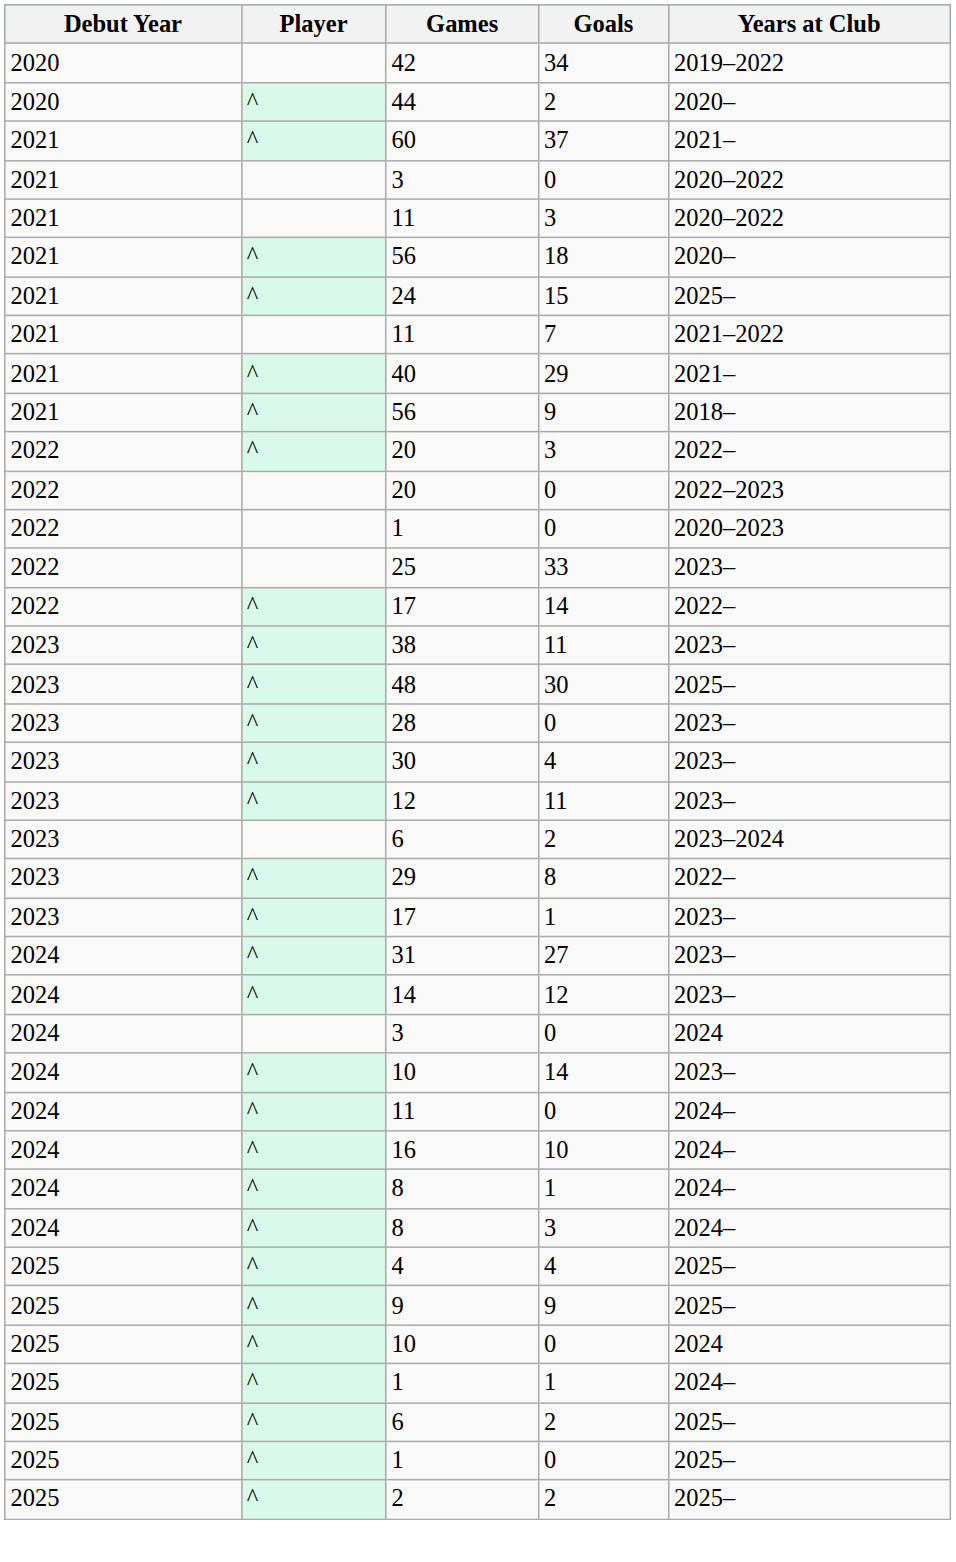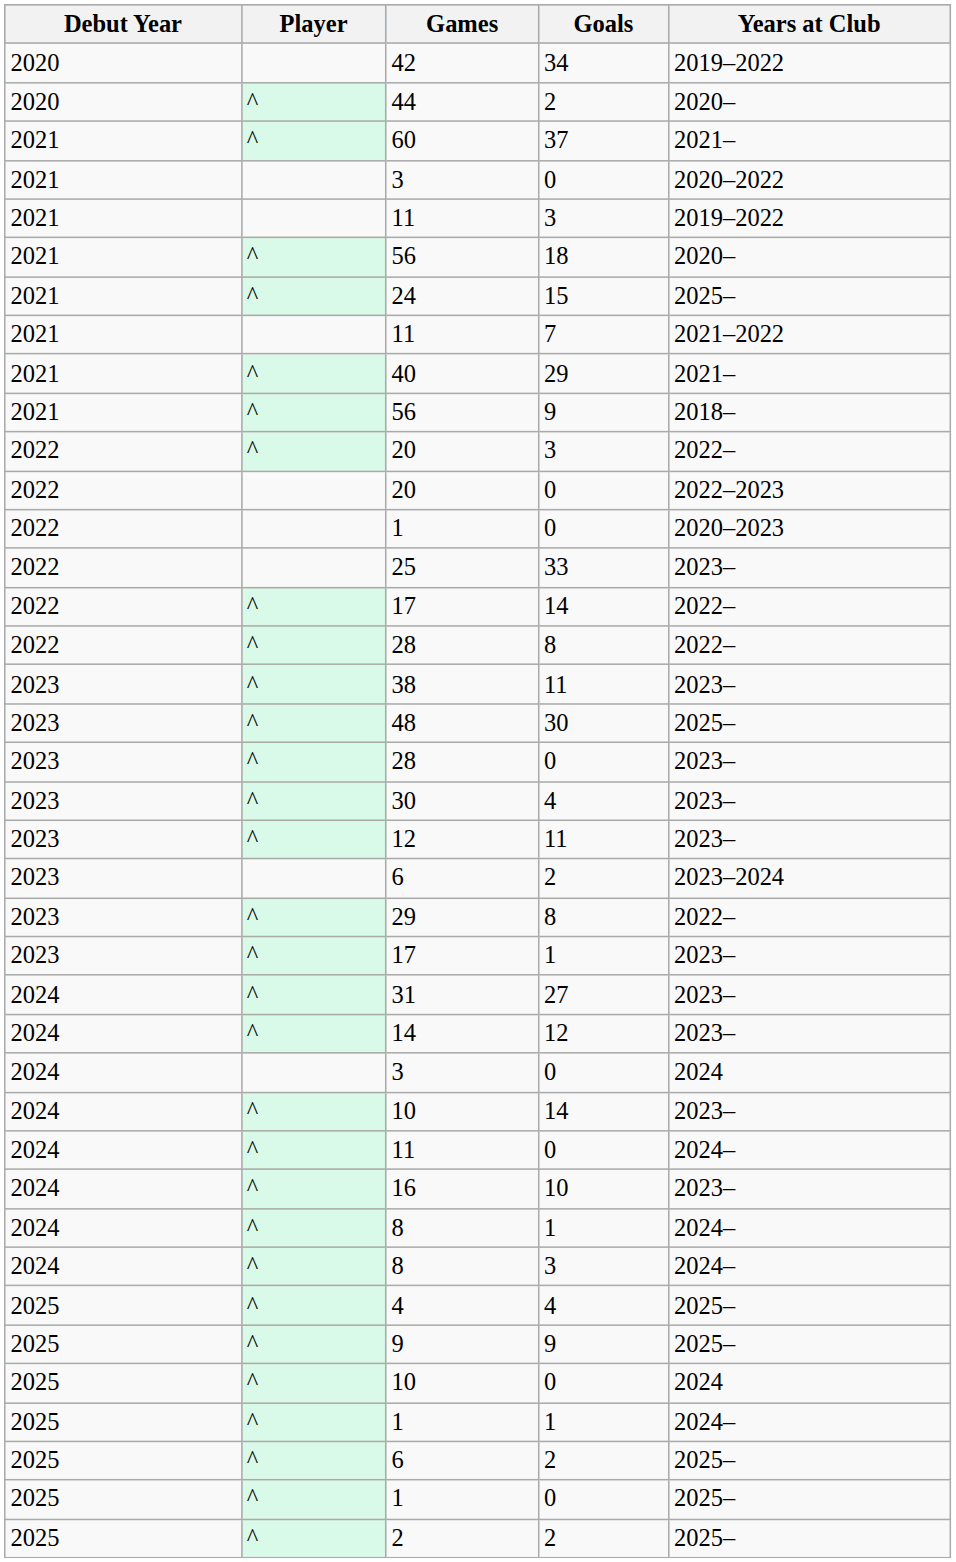(729, 218) 2020–2022 -> (729, 218) 2019–2022
+ row: (404, 645)
(705, 1149) 2024– -> (705, 1188) 2023–
